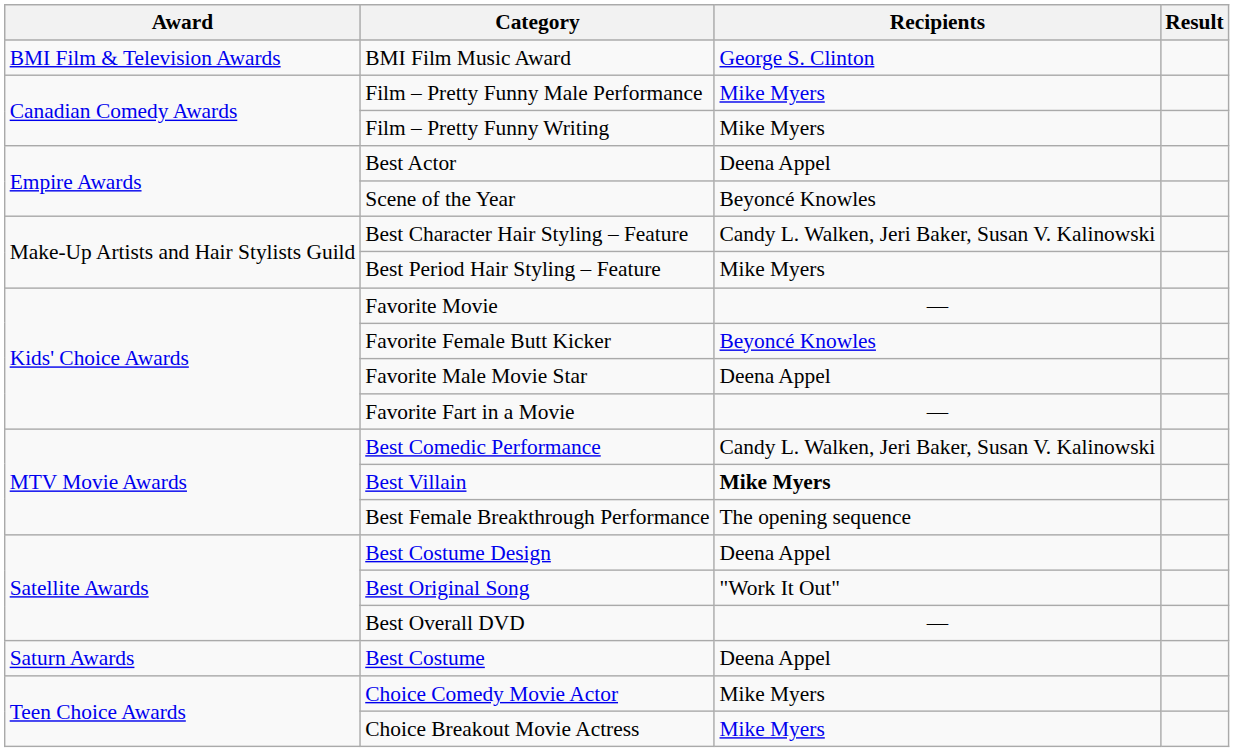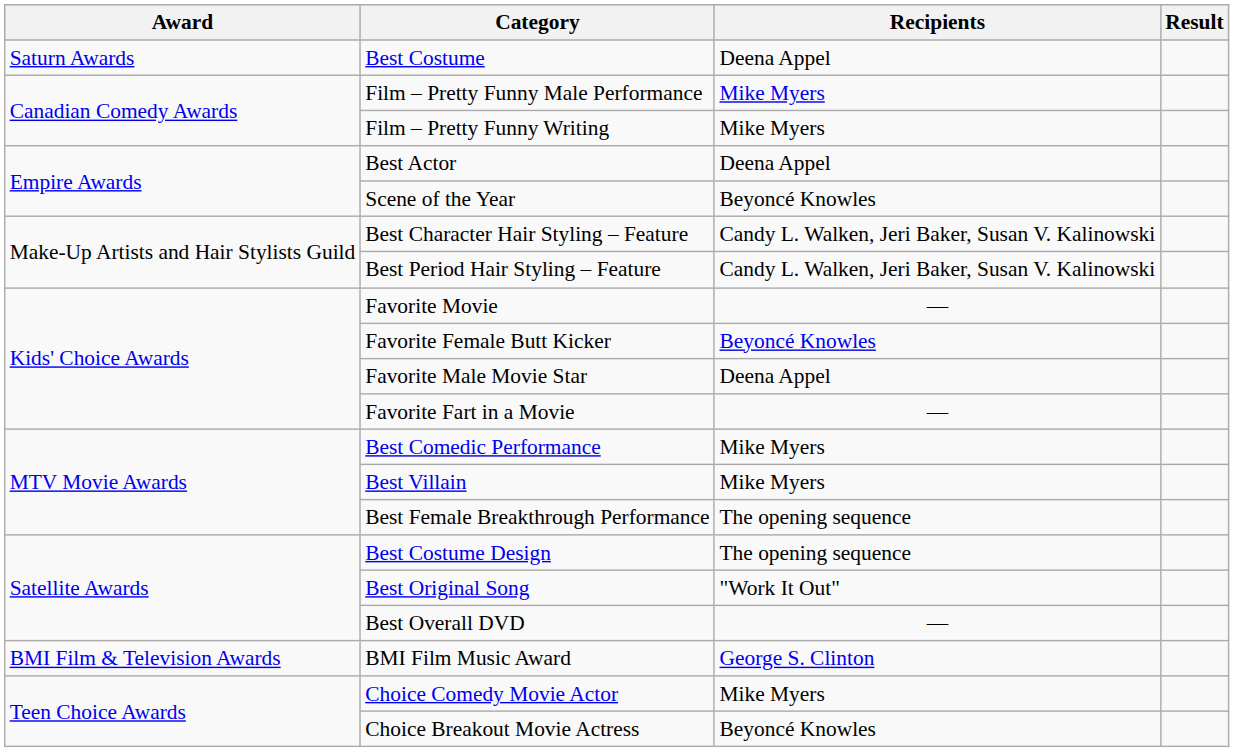rows swapped: (468, 57) <-> (425, 658)
(772, 269) Mike Myers -> (937, 269) Candy L. Walken, Jeri Baker, Susan V. Kalinowski
(937, 446) Candy L. Walken, Jeri Baker, Susan V. Kalinowski -> (772, 446) Mike Myers
(775, 481) bold -> (772, 481) normal
(775, 552) Deena Appel -> (815, 552) The opening sequence
(772, 729) Mike Myers -> (798, 729) Beyoncé Knowles
